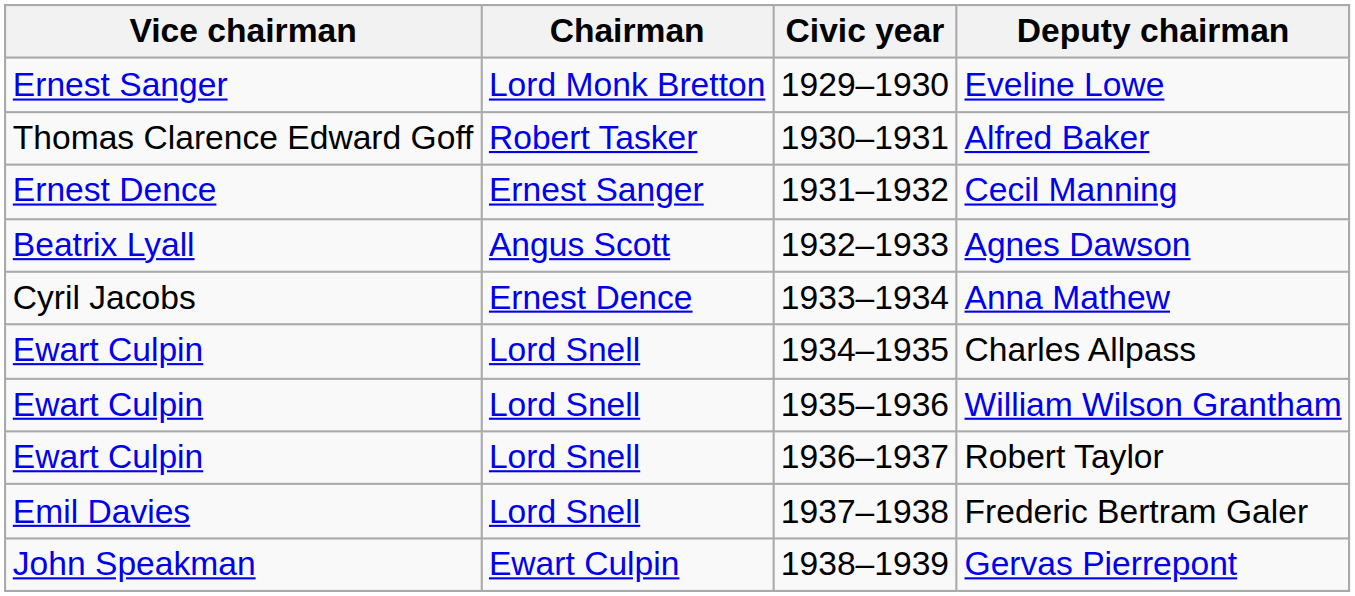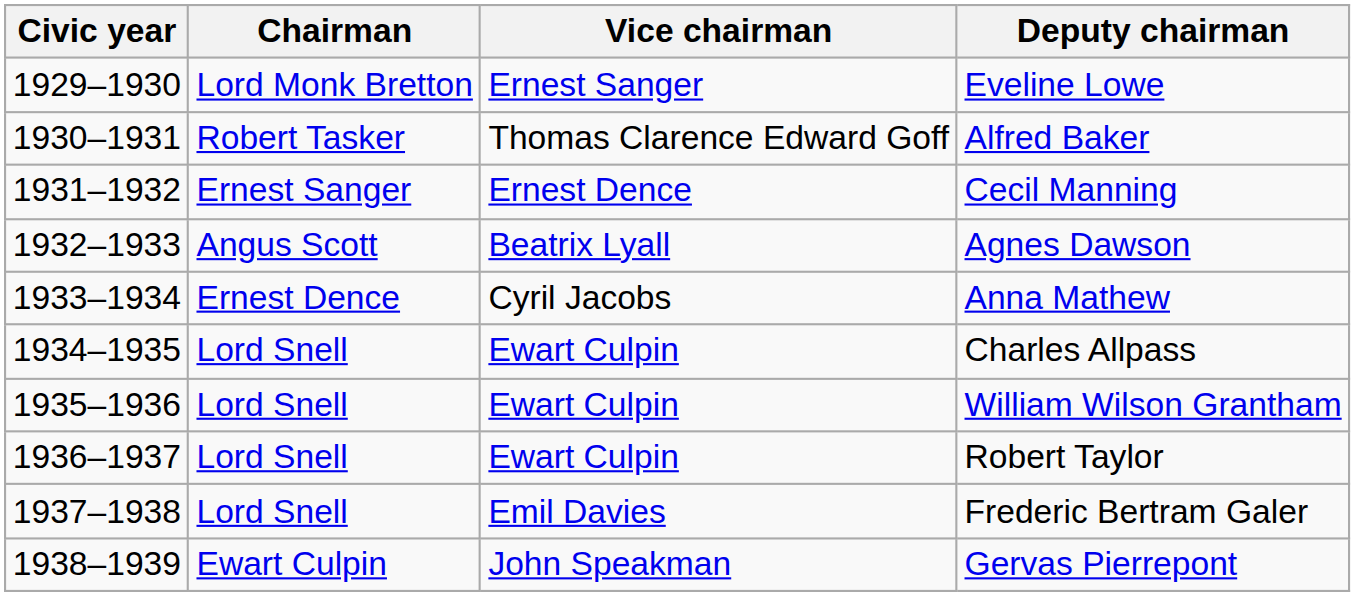columns swapped: (865, 31) <-> (243, 31)
